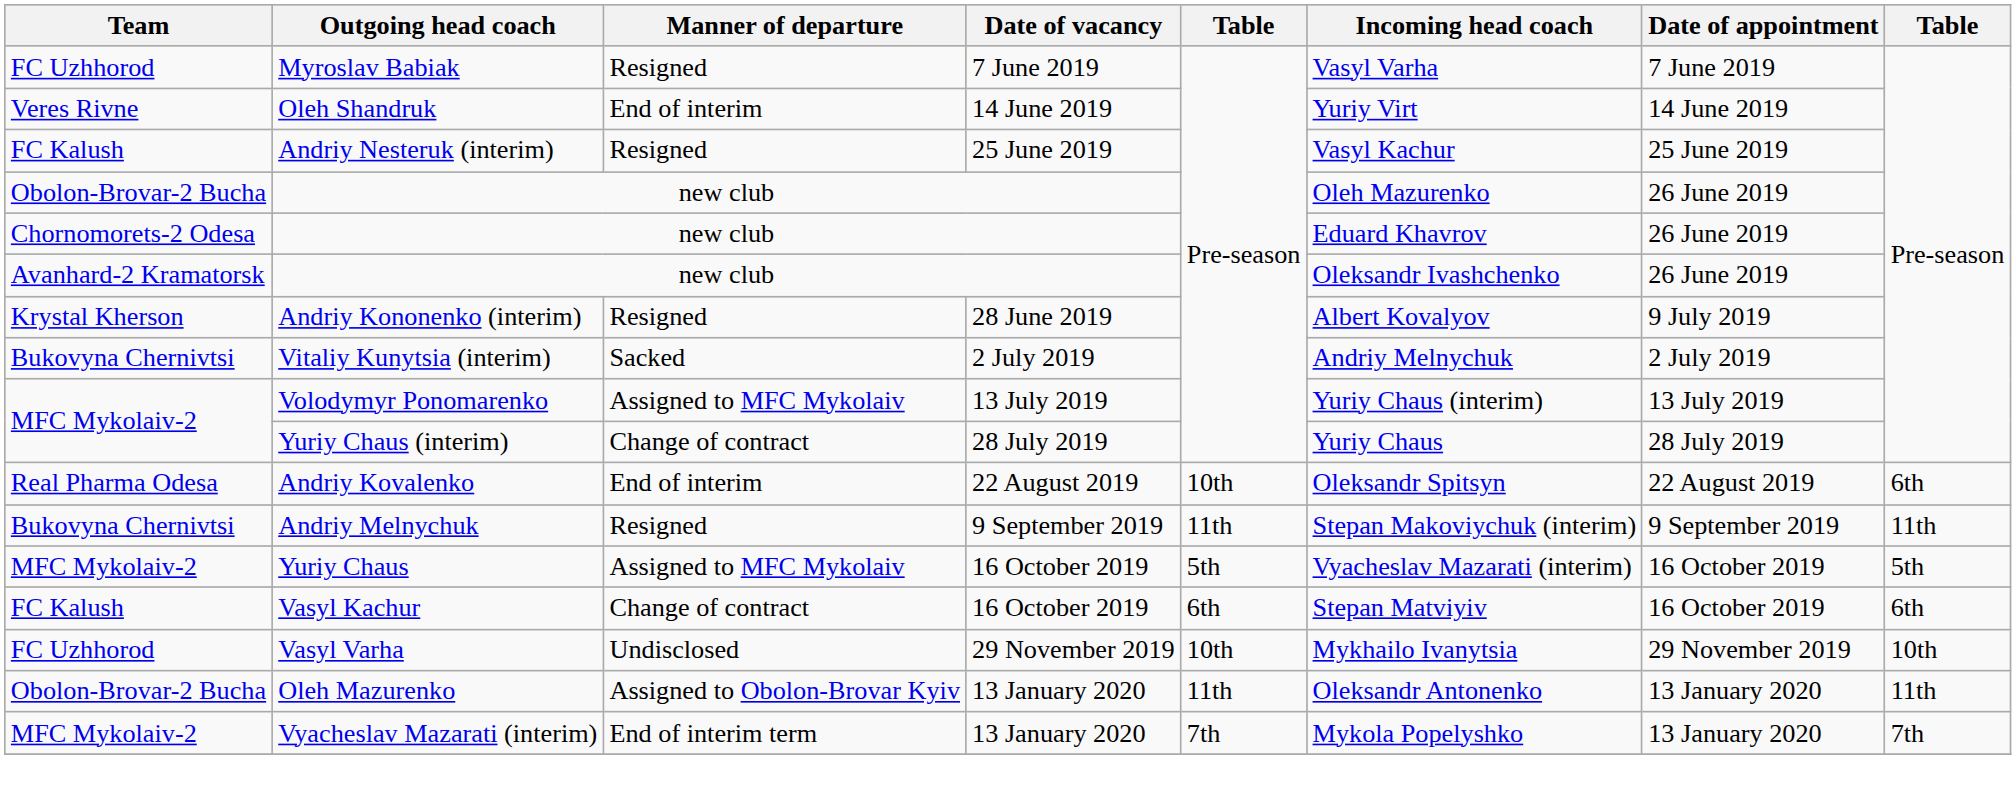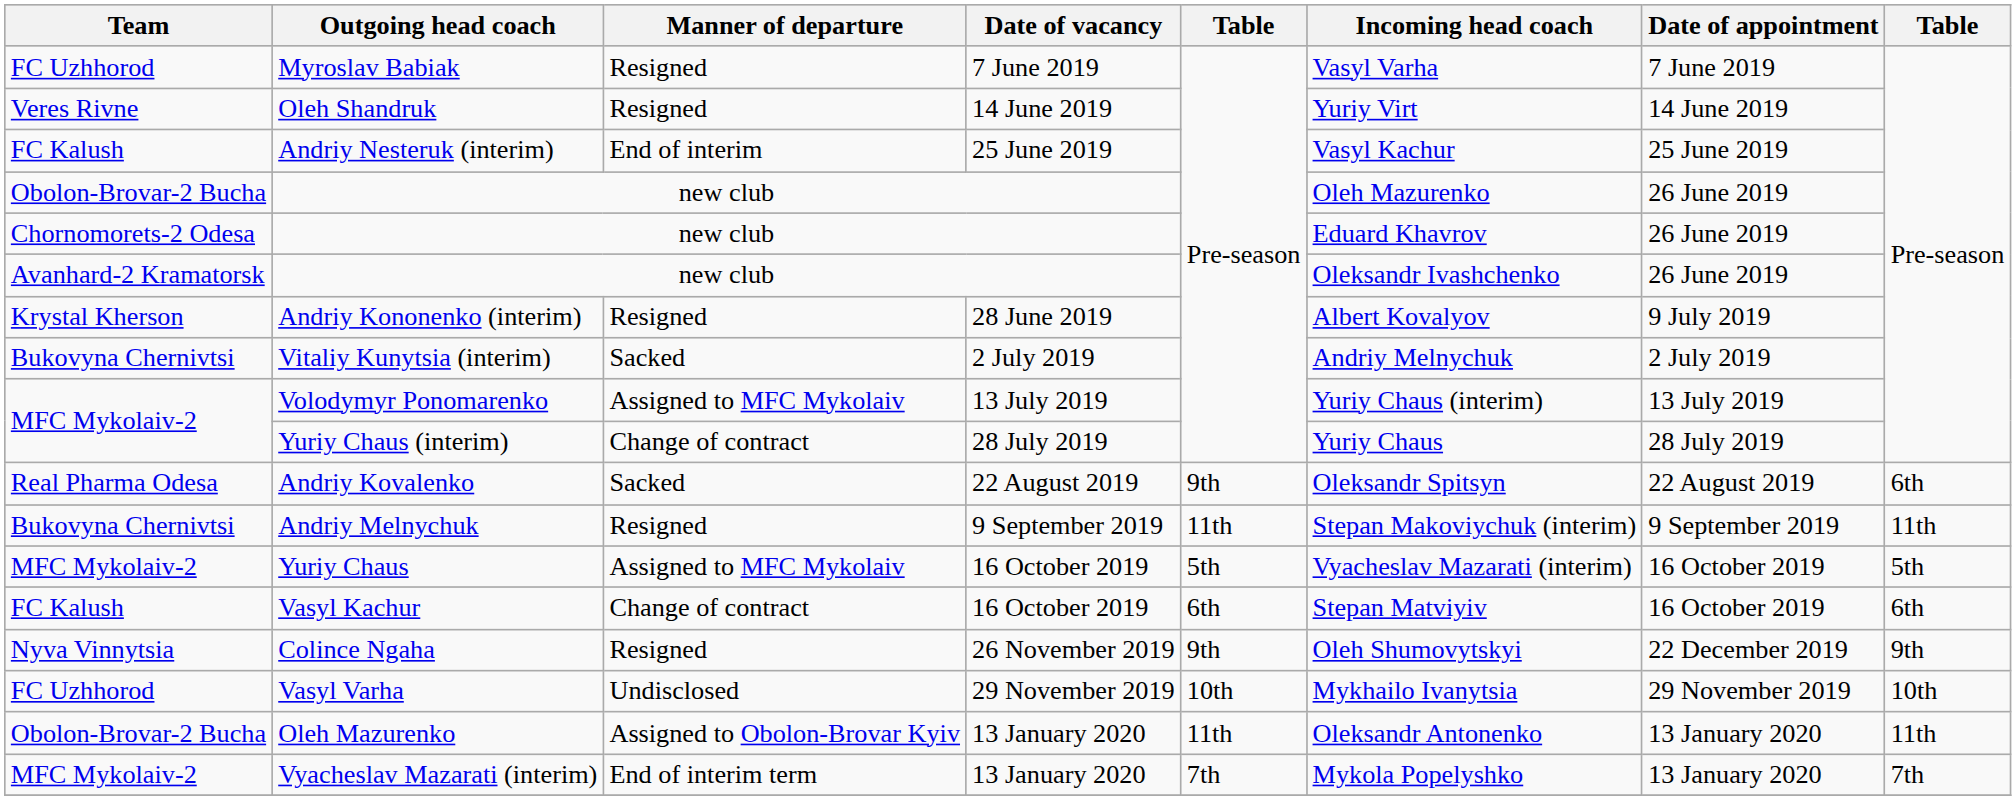(686, 108) End of interim -> (658, 108) Resigned
(658, 150) Resigned -> (686, 150) End of interim
(686, 483) End of interim -> (647, 483) Sacked
(1210, 483) 10th -> (1204, 483) 9th
+ row: (93, 649)
